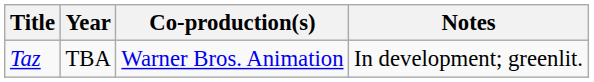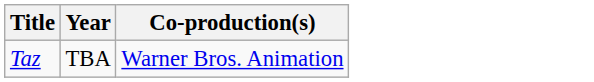- column: (469, 22)
